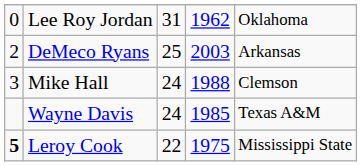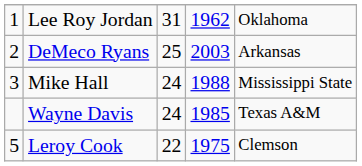(14, 20) 0 -> (14, 20) 1
(268, 82) Clemson -> (295, 82) Mississippi State
(14, 144) bold -> (14, 144) normal
(295, 144) Mississippi State -> (268, 144) Clemson
